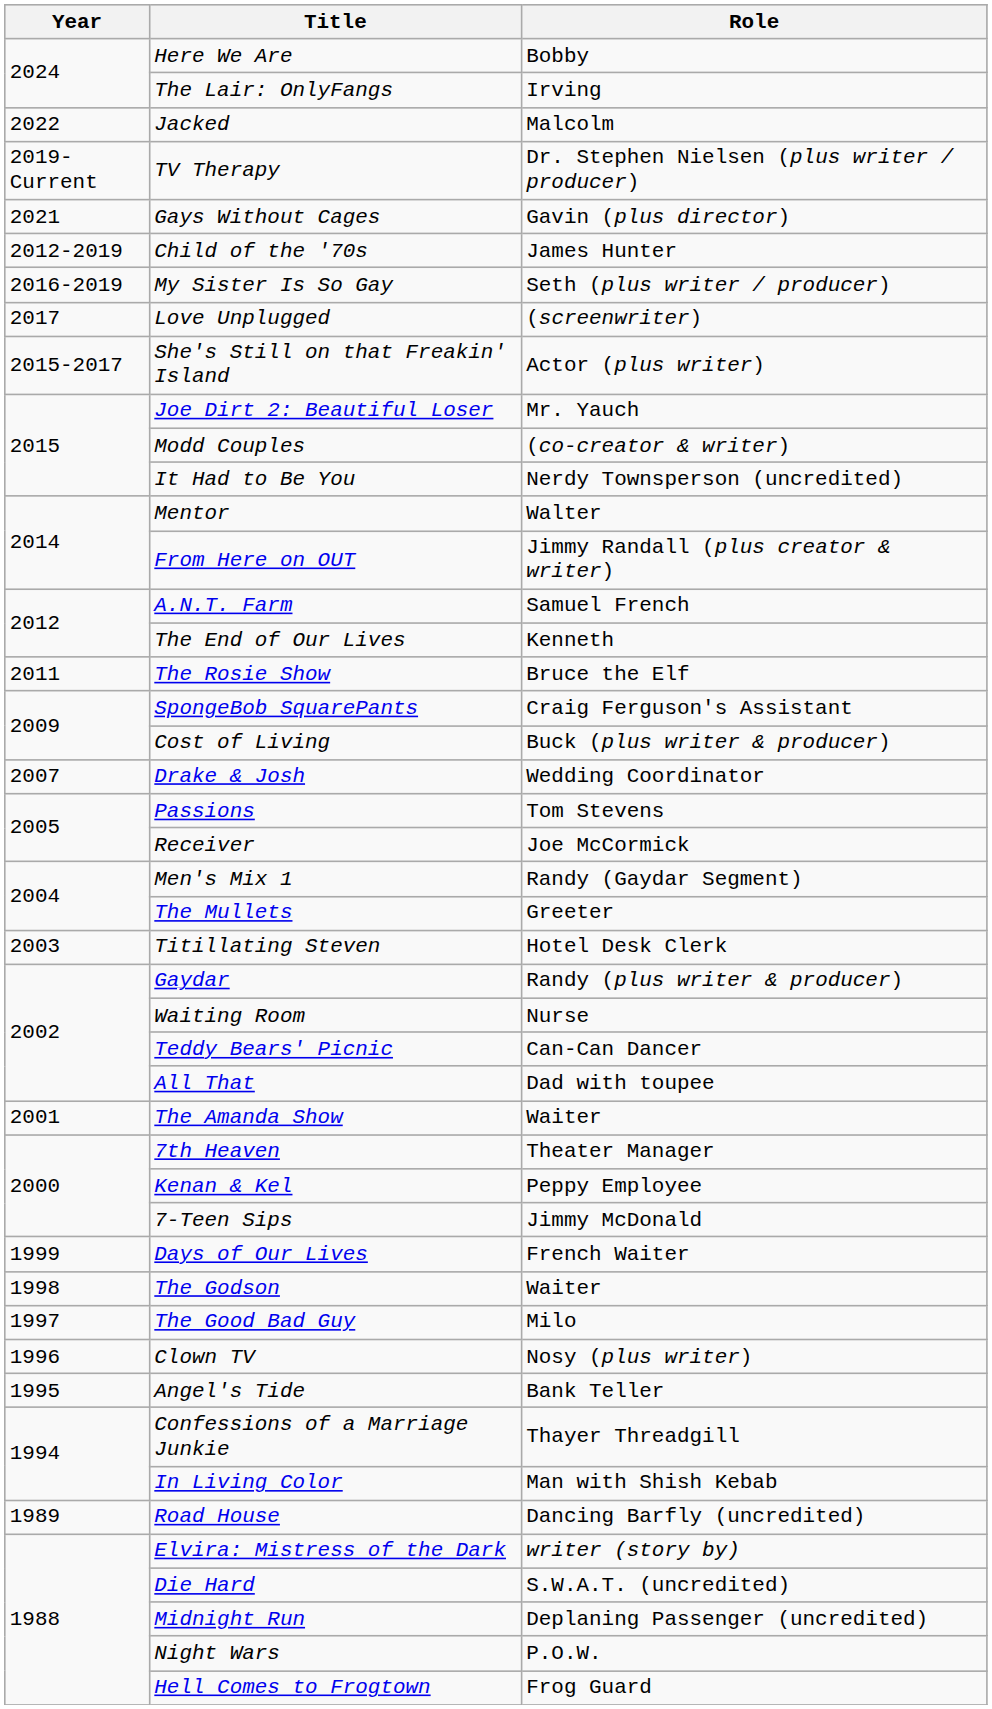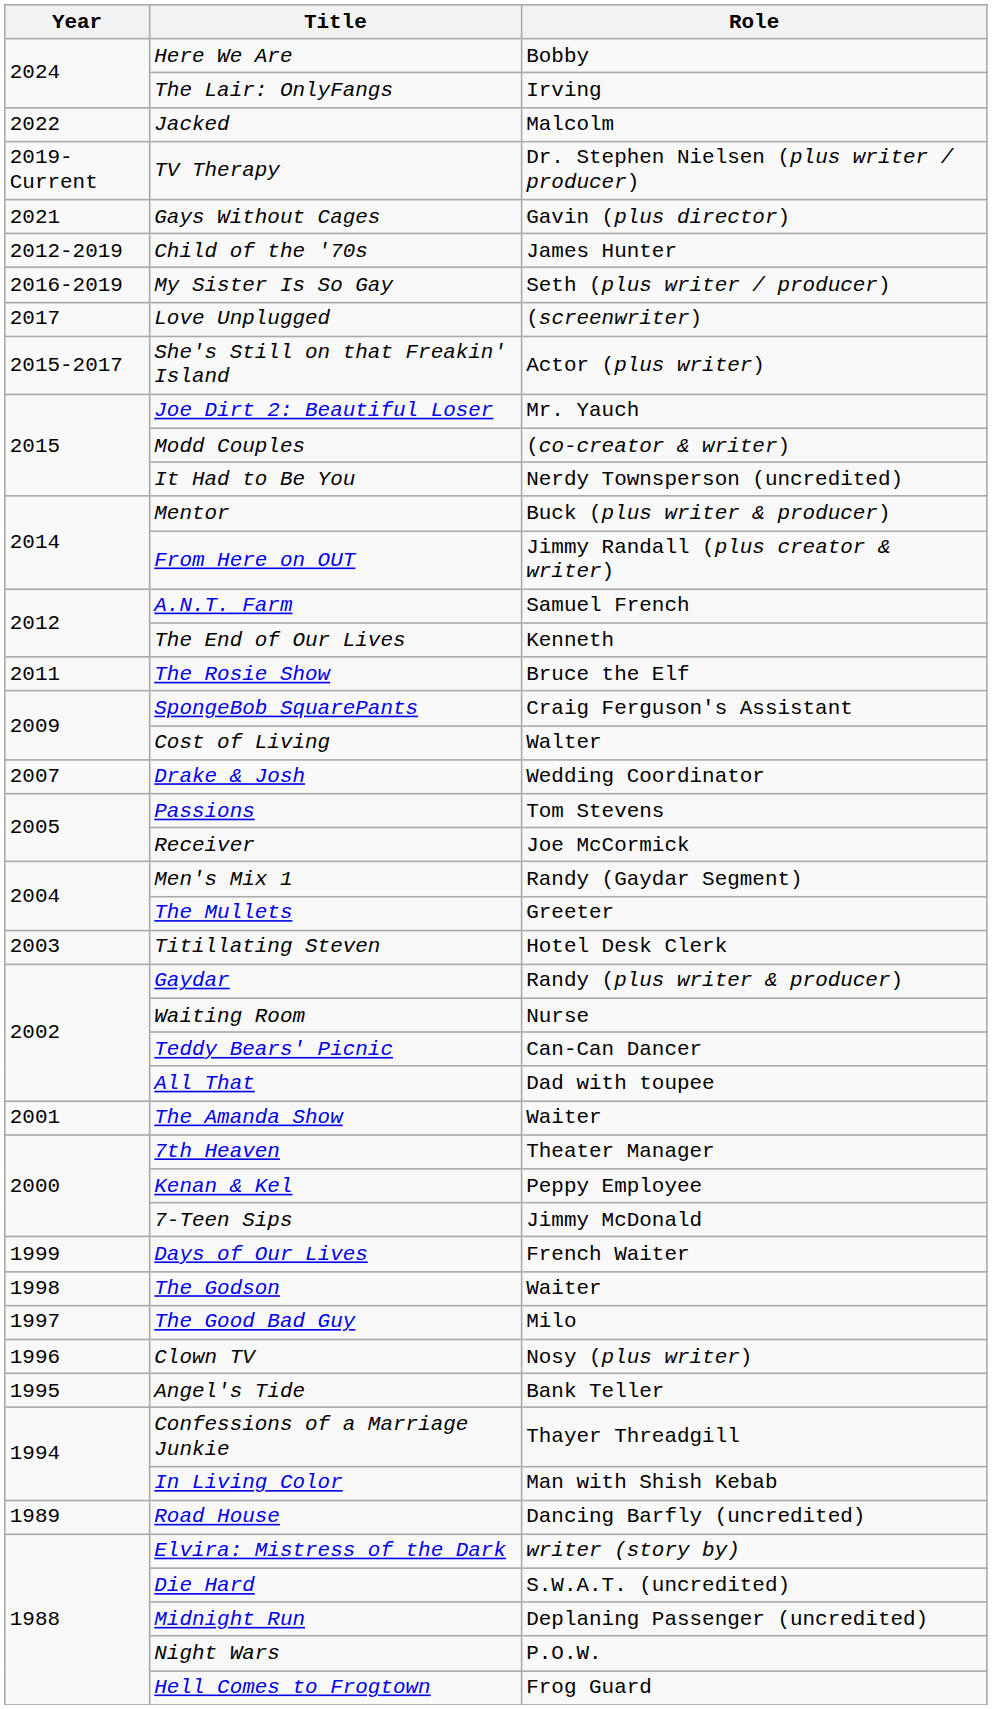(564, 514) Walter -> (708, 514) Buck (plus writer & producer)
(708, 742) Buck (plus writer & producer) -> (564, 742) Walter
